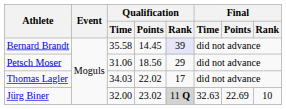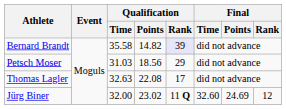(150, 46) 14.45 -> (150, 46) 14.82
(121, 63) 31.06 -> (121, 63) 31.03
(121, 79) 34.03 -> (121, 79) 32.63
(150, 79) 22.02 -> (150, 79) 22.08
(180, 96) lightgrey background -> (180, 96) no background
(208, 96) 32.63 -> (208, 96) 32.60
(237, 96) 22.69 -> (237, 96) 24.69
(267, 96) 10 -> (267, 96) 12
